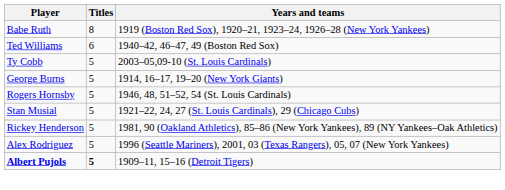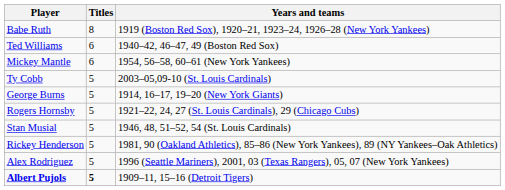+ row: (39, 62)
(204, 95) 1946, 48, 51–52, 54 (St. Louis Cardinals) -> (239, 111) 1921–22, 24, 27 (St. Louis Cardinals), 29 (Chicago Cubs)
(239, 111) 1921–22, 24, 27 (St. Louis Cardinals), 29 (Chicago Cubs) -> (204, 128) 1946, 48, 51–52, 54 (St. Louis Cardinals)
